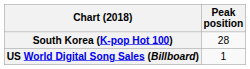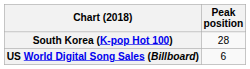(223, 56) 1 -> (223, 56) 6
